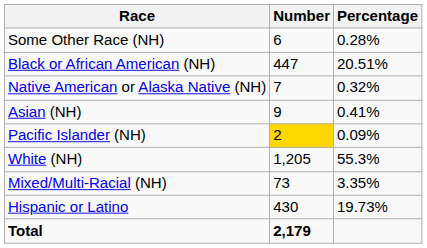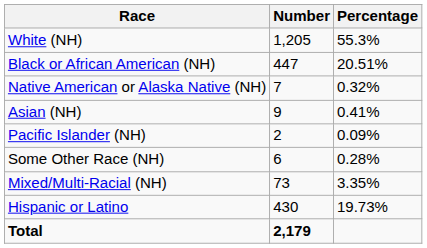rows swapped: (45, 159) <-> (86, 40)
(277, 135) gold background -> (277, 135) no background
